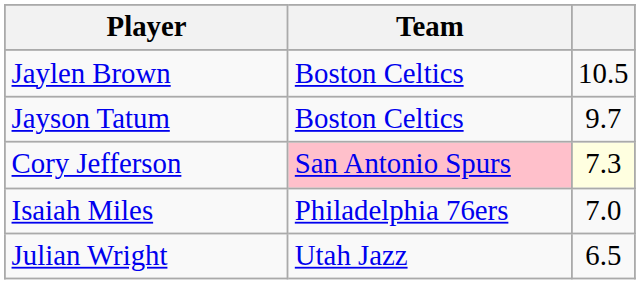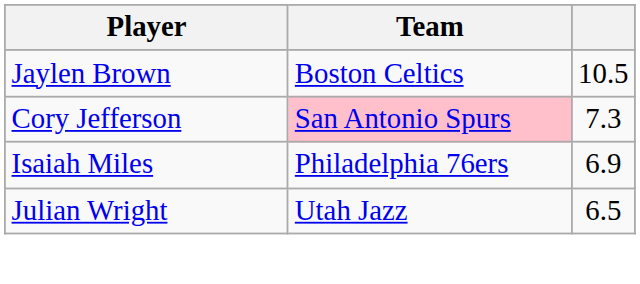- row: (91, 118)
(603, 164) lightyellow background -> (603, 118) no background
(603, 210) 7.0 -> (603, 164) 6.9
